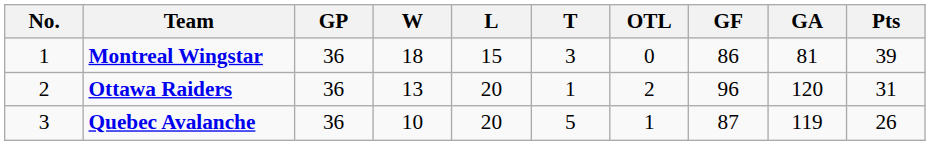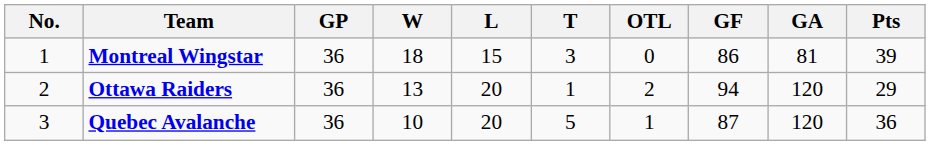(728, 88) 96 -> (728, 88) 94
(886, 88) 31 -> (886, 88) 29
(807, 122) 119 -> (807, 122) 120
(886, 122) 26 -> (886, 122) 36
